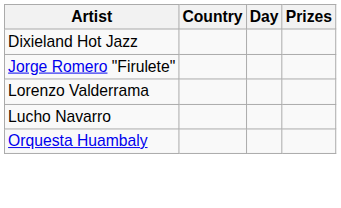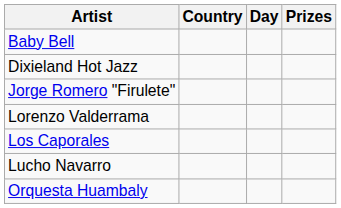+ row: (41, 41)
+ row: (59, 141)
